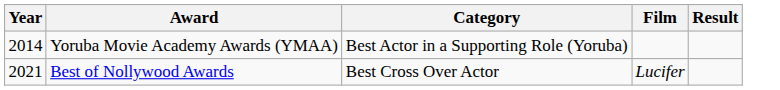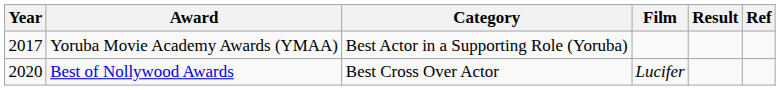+ column: (759, 17)
(25, 44) 2014 -> (25, 44) 2017
(25, 71) 2021 -> (25, 71) 2020
